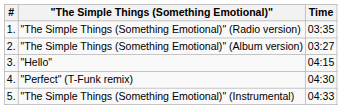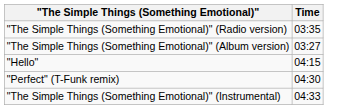- column: (11, 12)
